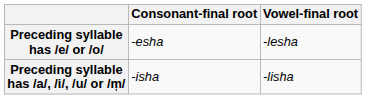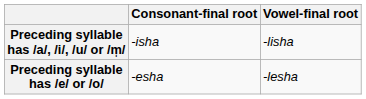rows swapped: (66, 76) <-> (66, 42)
